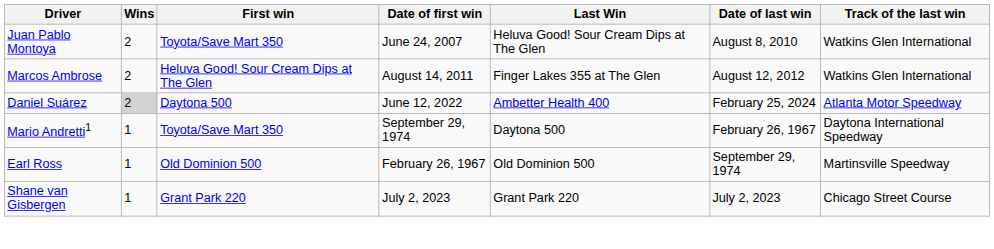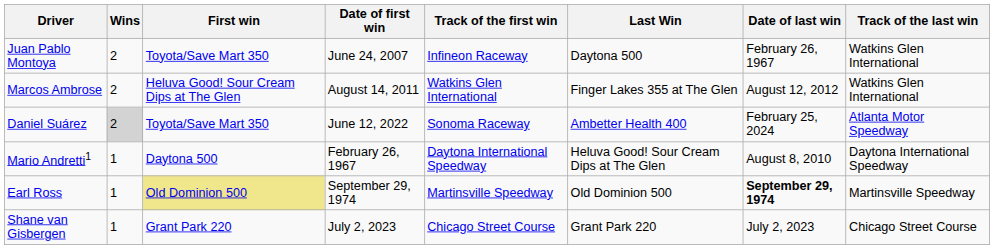+ column: (496, 21)
(589, 41) Heluva Good! Sour Cream Dips at The Glen -> (606, 55) Daytona 500
(755, 41) August 8, 2010 -> (782, 55) February 26, 1967
(196, 103) Daytona 500 -> (207, 124) Toyota/Save Mart 350
(222, 130) Toyota/Save Mart 350 -> (182, 158) Daytona 500
(424, 130) September 29, 1974 -> (364, 158) February 26, 1967
(529, 130) Daytona 500 -> (645, 158) Heluva Good! Sour Cream Dips at The Glen
(764, 130) February 26, 1967 -> (789, 158) August 8, 2010
(211, 164) no background -> (196, 192) khaki background
(434, 164) February 26, 1967 -> (369, 192) September 29, 1974
(754, 164) normal -> (789, 192) bold
